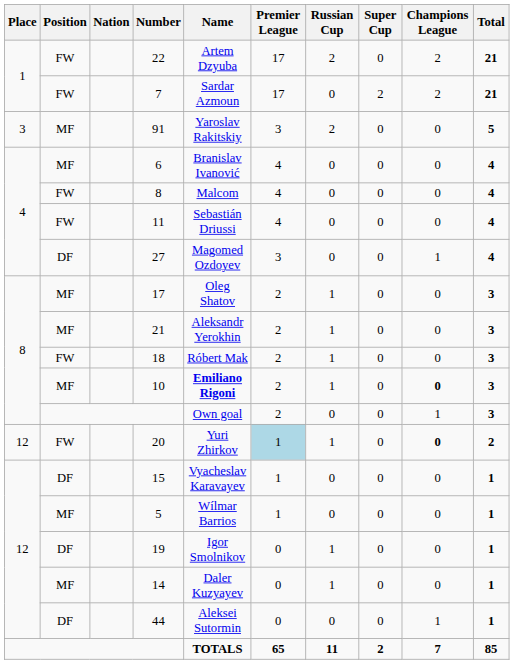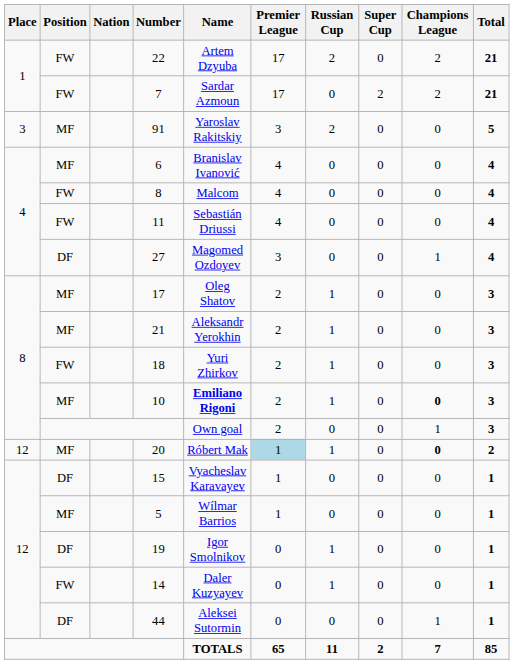(217, 357) Róbert Mak -> (217, 365) Yuri Zhirkov
(65, 442) FW -> (65, 449) MF
(217, 442) Yuri Zhirkov -> (217, 449) Róbert Mak
(65, 585) MF -> (65, 585) FW
